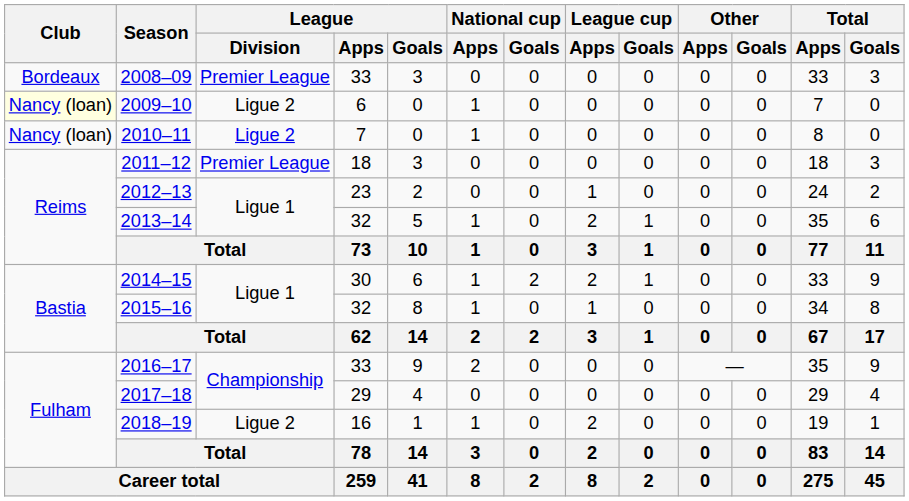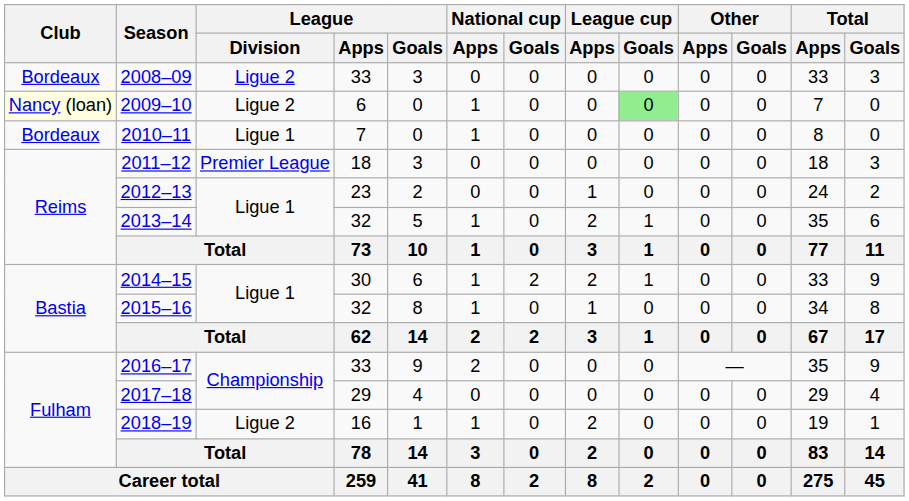(265, 76) Premier League -> (265, 76) Ligue 2
(649, 105) no background -> (649, 105) lightgreen background
(60, 134) Nancy (loan) -> (60, 134) Bordeaux
(265, 134) Ligue 2 -> (265, 134) Ligue 1
